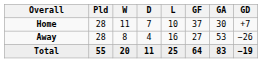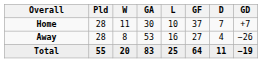columns swapped: (149, 11) <-> (221, 11)
